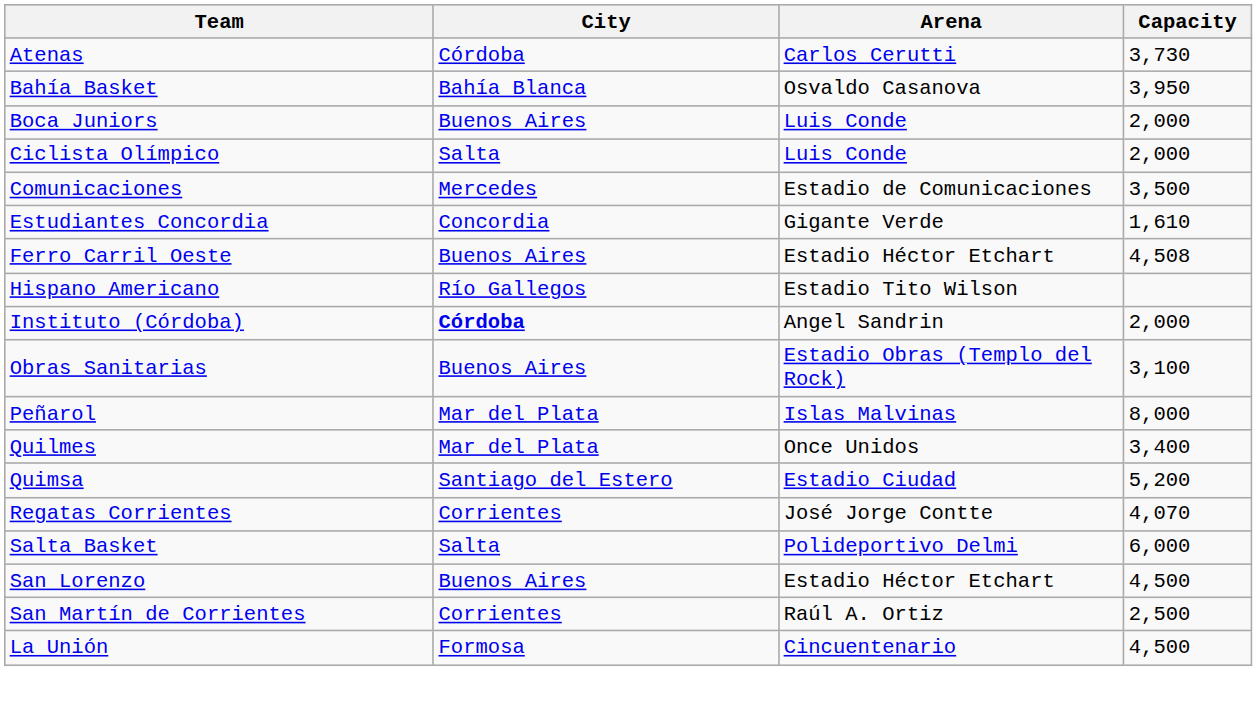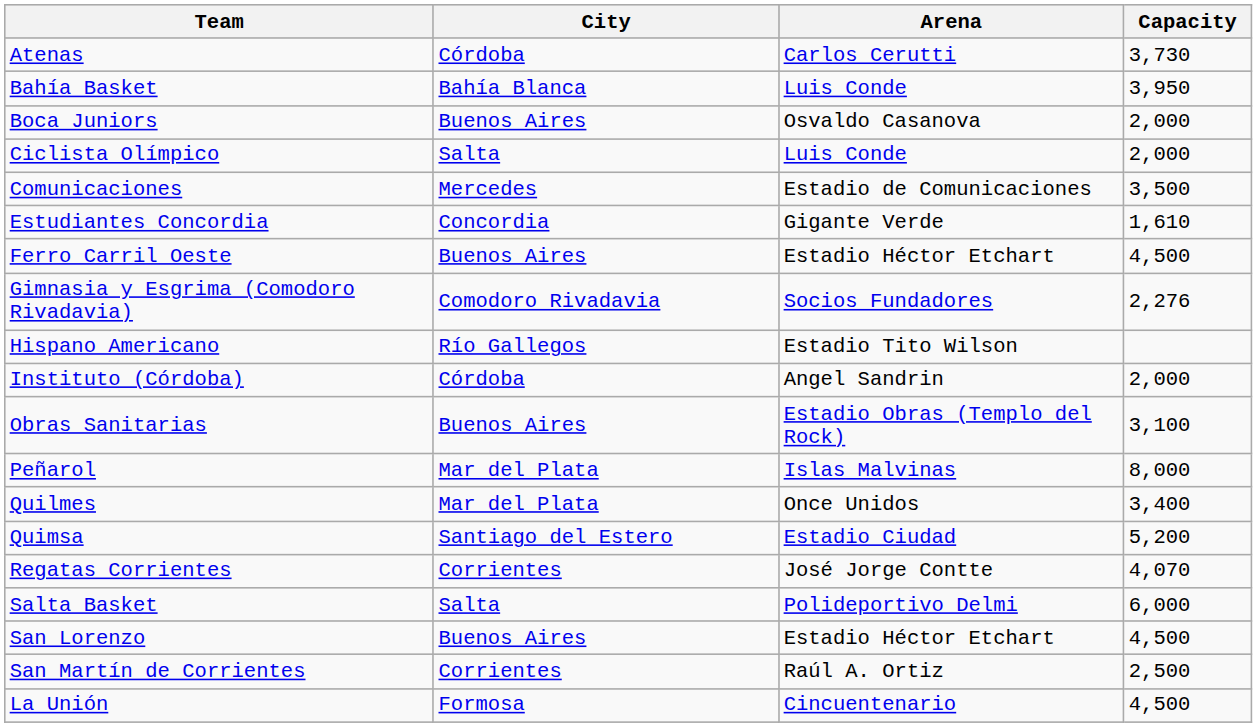(882, 88) Osvaldo Casanova -> (845, 88) Luis Conde
(845, 122) Luis Conde -> (882, 122) Osvaldo Casanova
(1160, 256) 4,508 -> (1160, 256) 4,500
+ row: (182, 301)
(482, 323) bold -> (482, 380) normal
